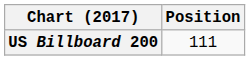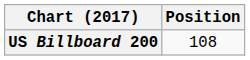(203, 43) 111 -> (203, 43) 108
